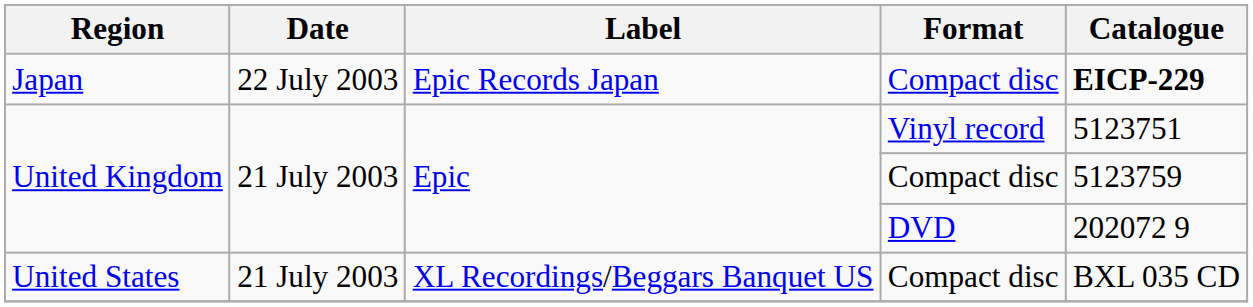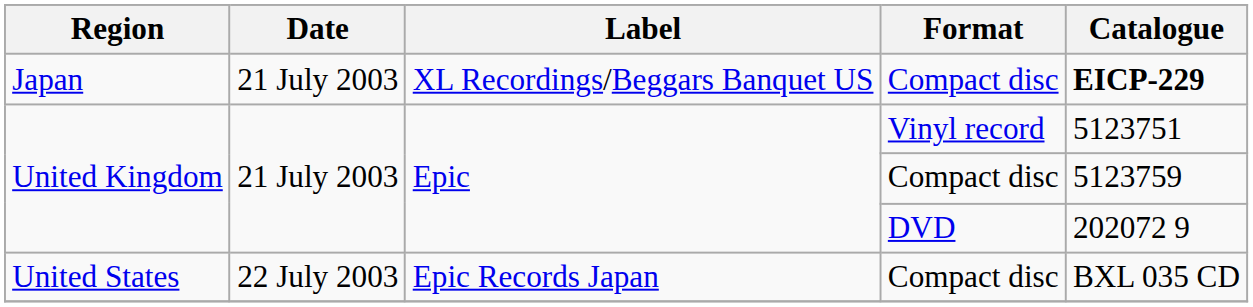(318, 78) 22 July 2003 -> (318, 78) 21 July 2003
(536, 78) Epic Records Japan -> (643, 78) XL Recordings/Beggars Banquet US
(318, 276) 21 July 2003 -> (318, 276) 22 July 2003
(643, 276) XL Recordings/Beggars Banquet US -> (536, 276) Epic Records Japan
